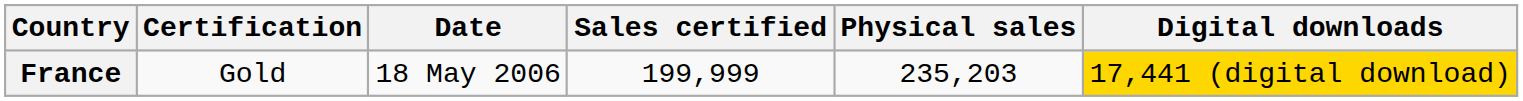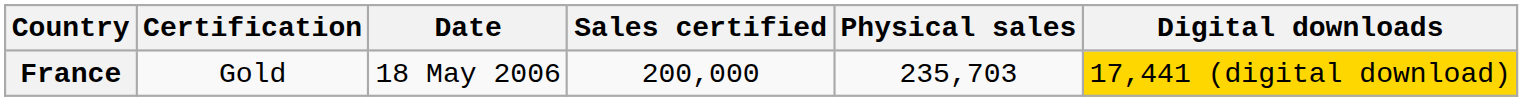(701, 74) 199,999 -> (701, 74) 200,000
(958, 74) 235,203 -> (958, 74) 235,703
